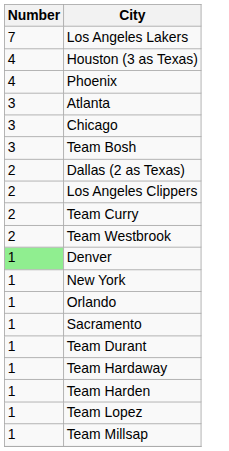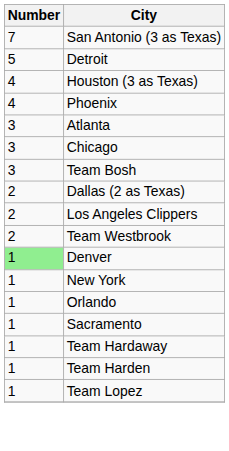- row: (127, 37)
+ row: (144, 37)
+ row: (87, 59)
- row: (103, 214)
- row: (106, 346)
- row: (107, 434)
